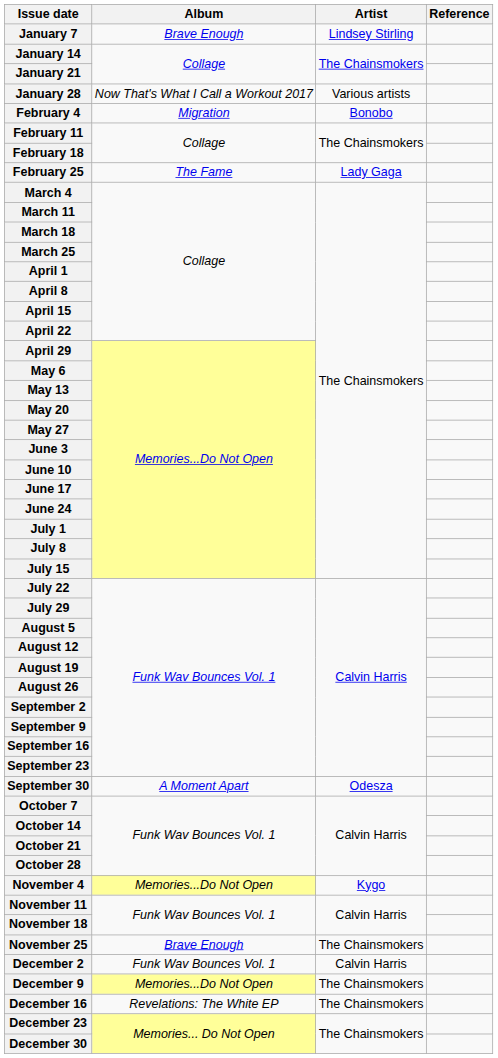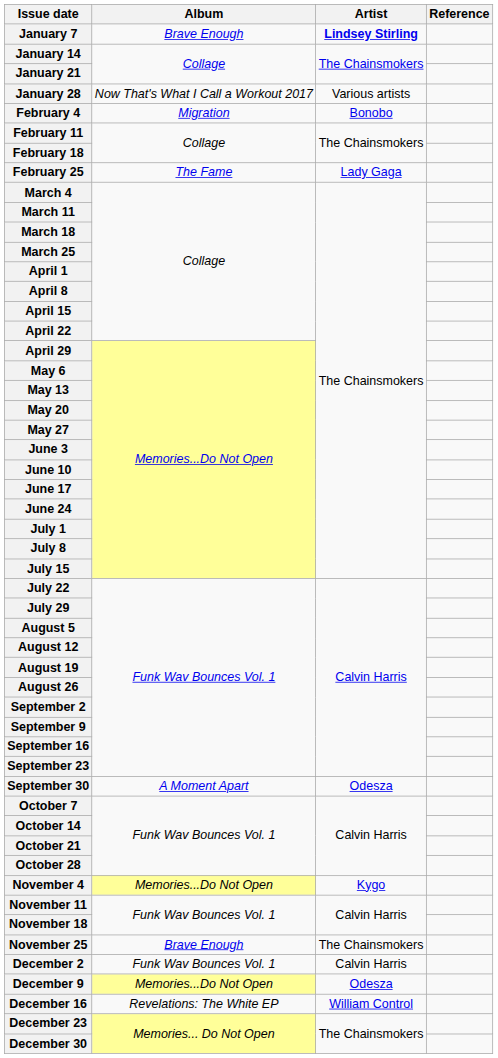(371, 34) normal -> (371, 34) bold
(371, 984) The Chainsmokers -> (371, 984) Odesza
(371, 1004) The Chainsmokers -> (371, 1004) William Control
